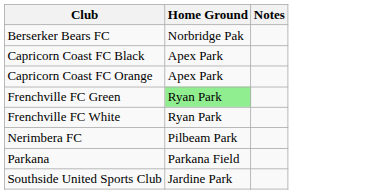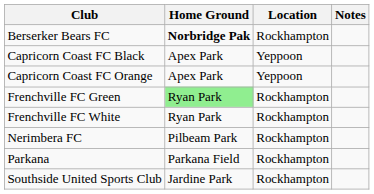+ column: (293, 14)
(206, 35) normal -> (209, 35) bold
